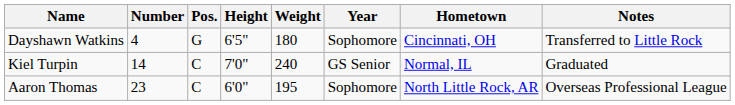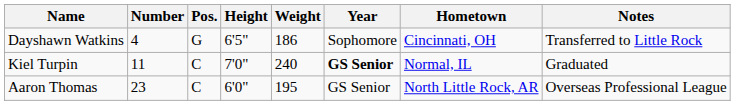(286, 40) 180 -> (286, 40) 186
(138, 64) 14 -> (138, 64) 11
(359, 64) normal -> (361, 64) bold
(362, 87) Sophomore -> (359, 87) GS Senior
